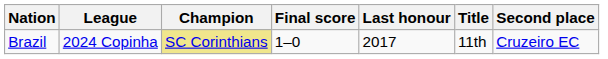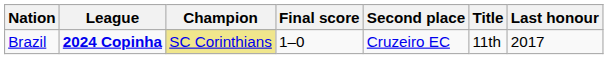columns swapped: (545, 17) <-> (407, 17)
(110, 41) normal -> (112, 41) bold
